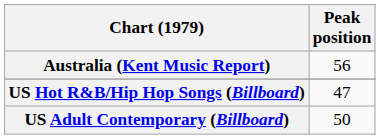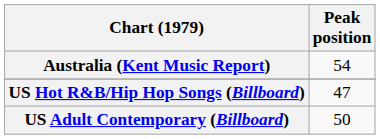(342, 65) 56 -> (342, 65) 54
